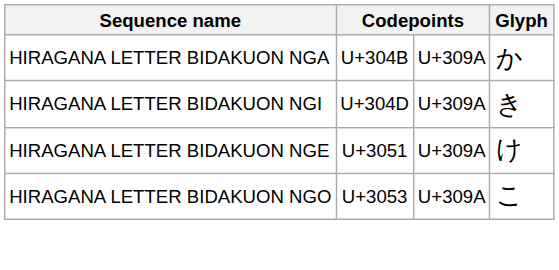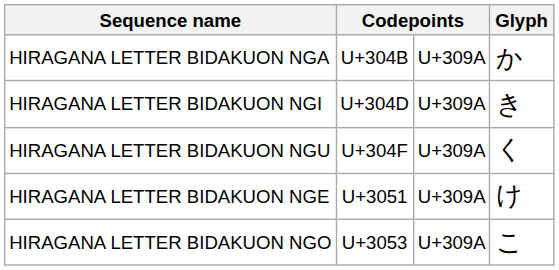+ row: (170, 150)
